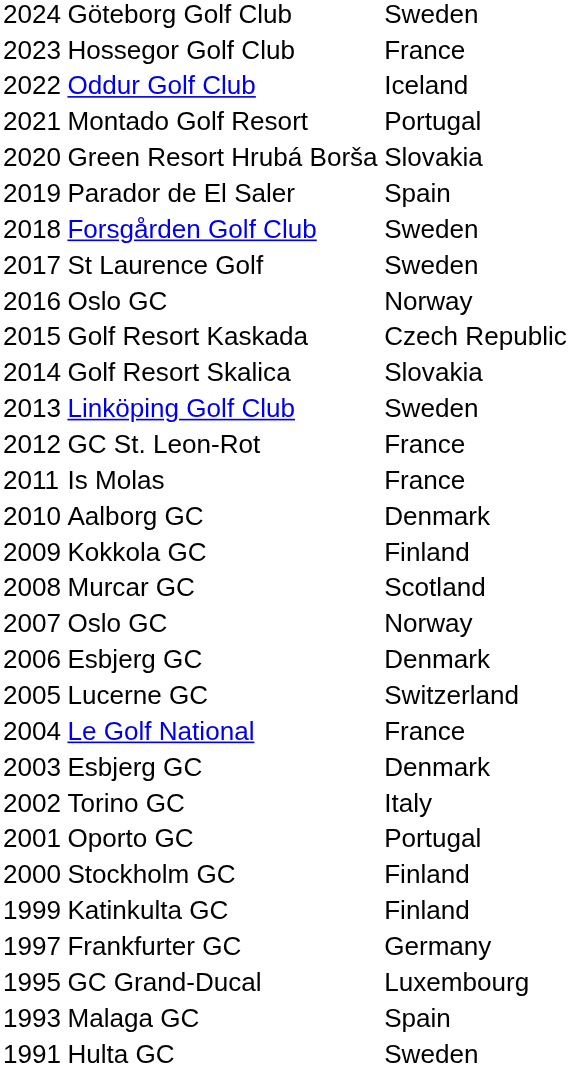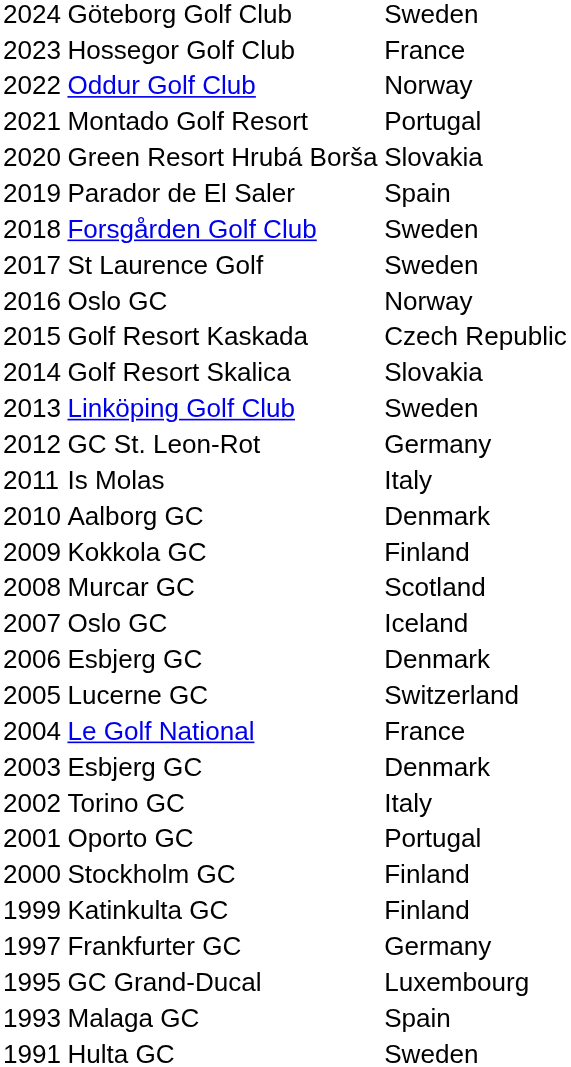(426, 85) Iceland -> (428, 85) Norway
(425, 444) France -> (438, 444) Germany
(425, 480) France -> (408, 480) Italy
(428, 623) Norway -> (426, 623) Iceland
